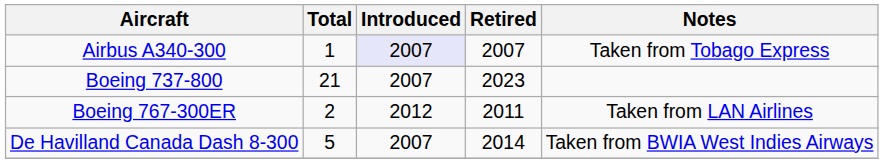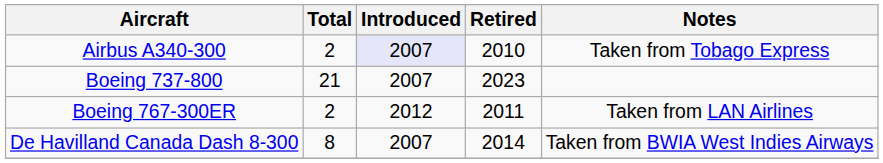(330, 50) 1 -> (330, 50) 2
(503, 50) 2007 -> (503, 50) 2010
(330, 142) 5 -> (330, 142) 8
